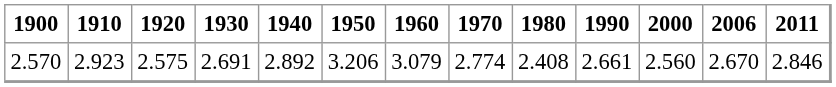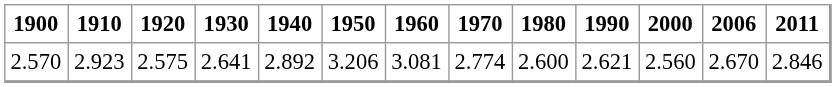(226, 61) 2.691 -> (226, 61) 2.641
(417, 61) 3.079 -> (417, 61) 3.081
(543, 61) 2.408 -> (543, 61) 2.600
(607, 61) 2.661 -> (607, 61) 2.621
